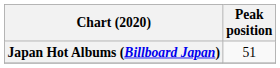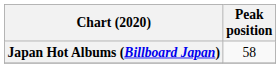(249, 52) 51 -> (249, 52) 58
